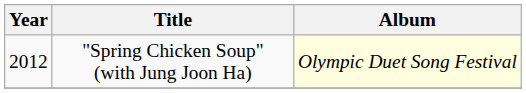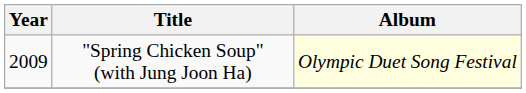(28, 61) 2012 -> (28, 61) 2009
